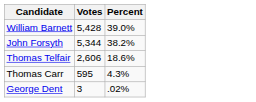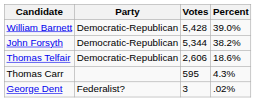+ column: (127, 12)
